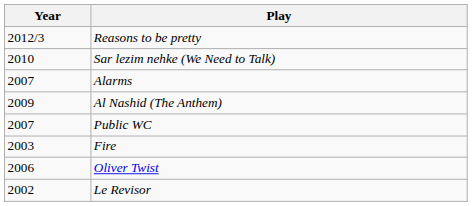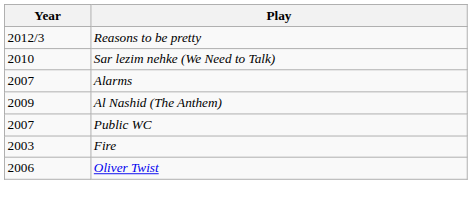- row: (122, 190)
